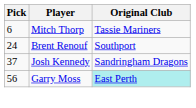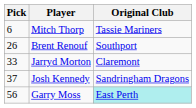(12, 45) 24 -> (12, 45) 26
+ row: (61, 62)
